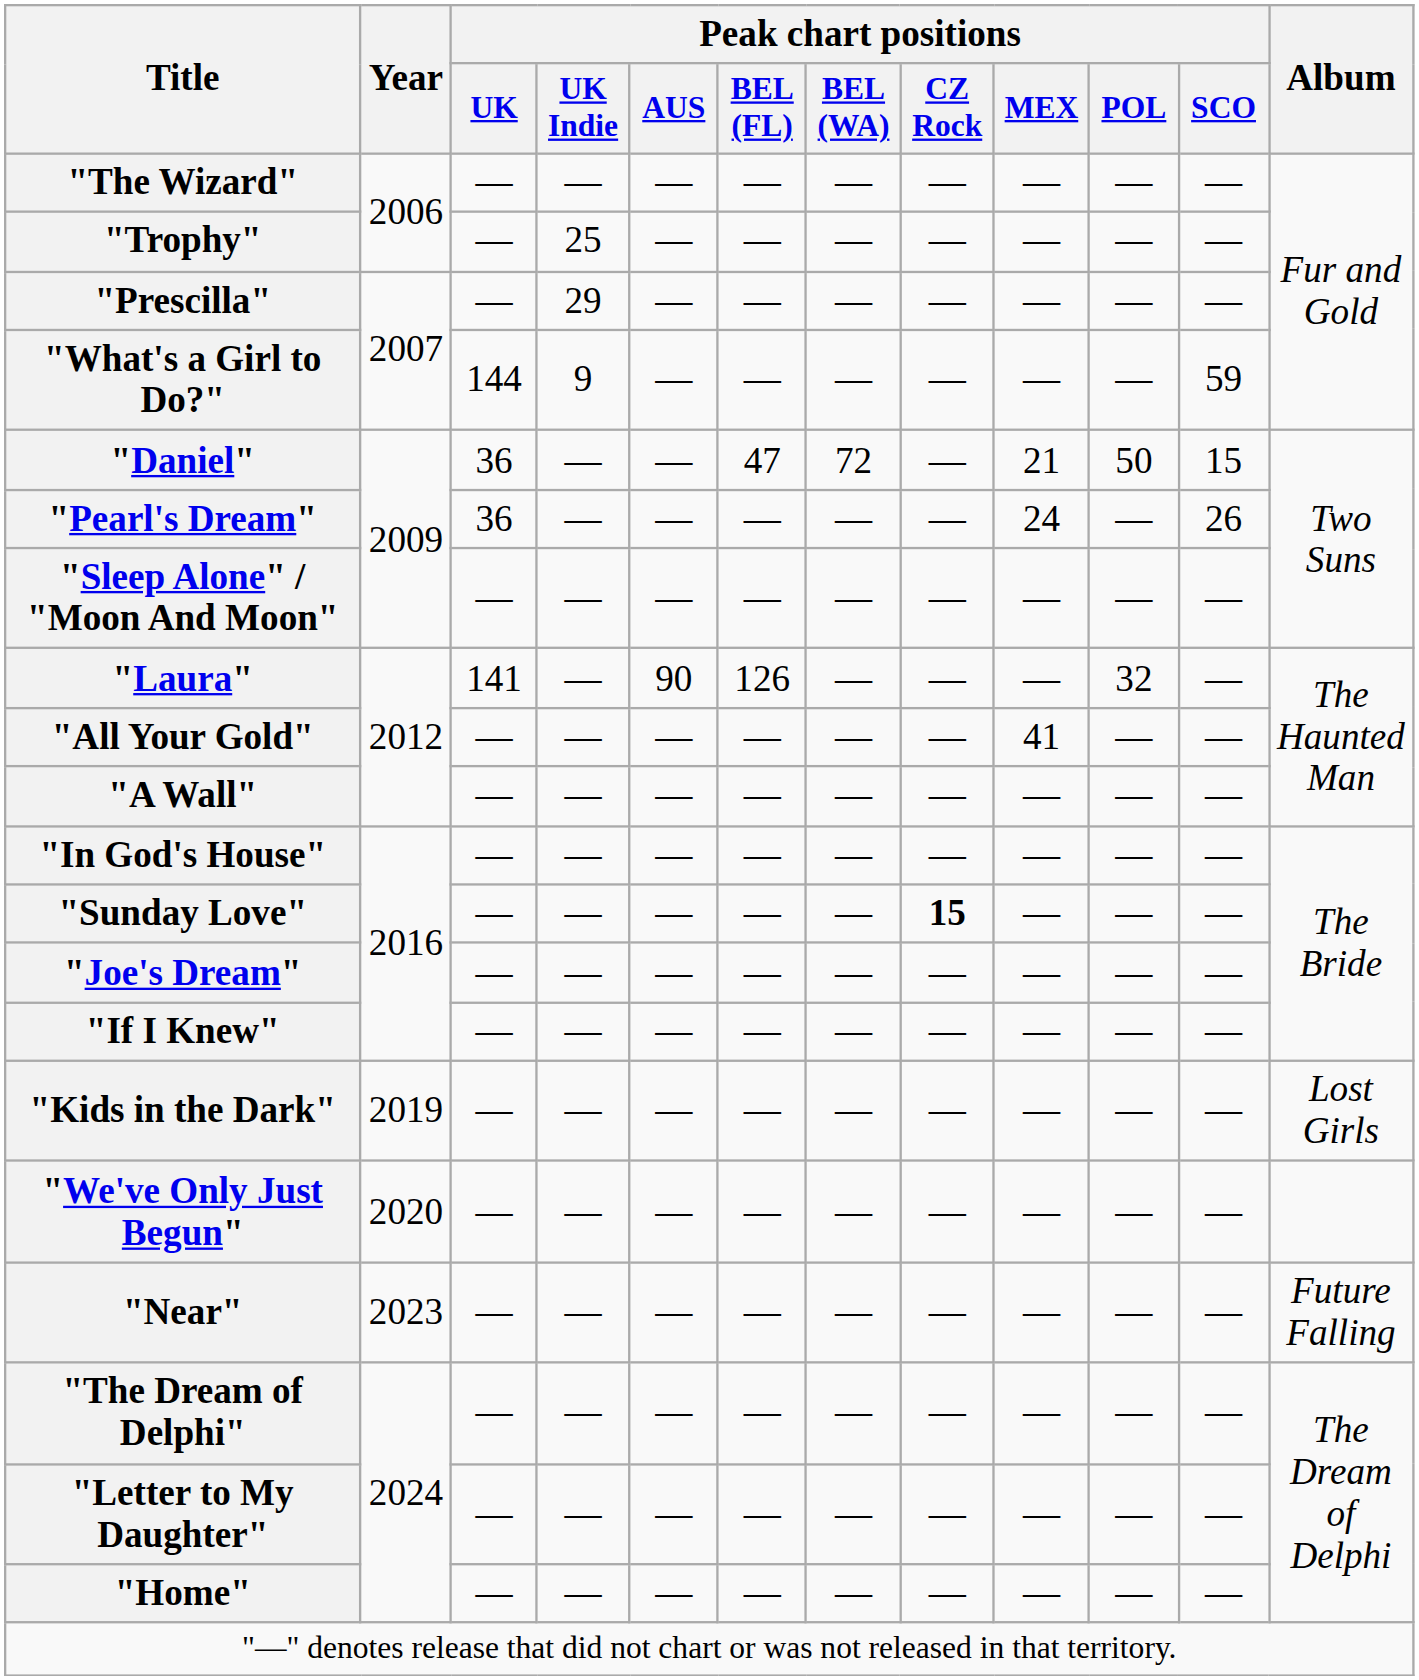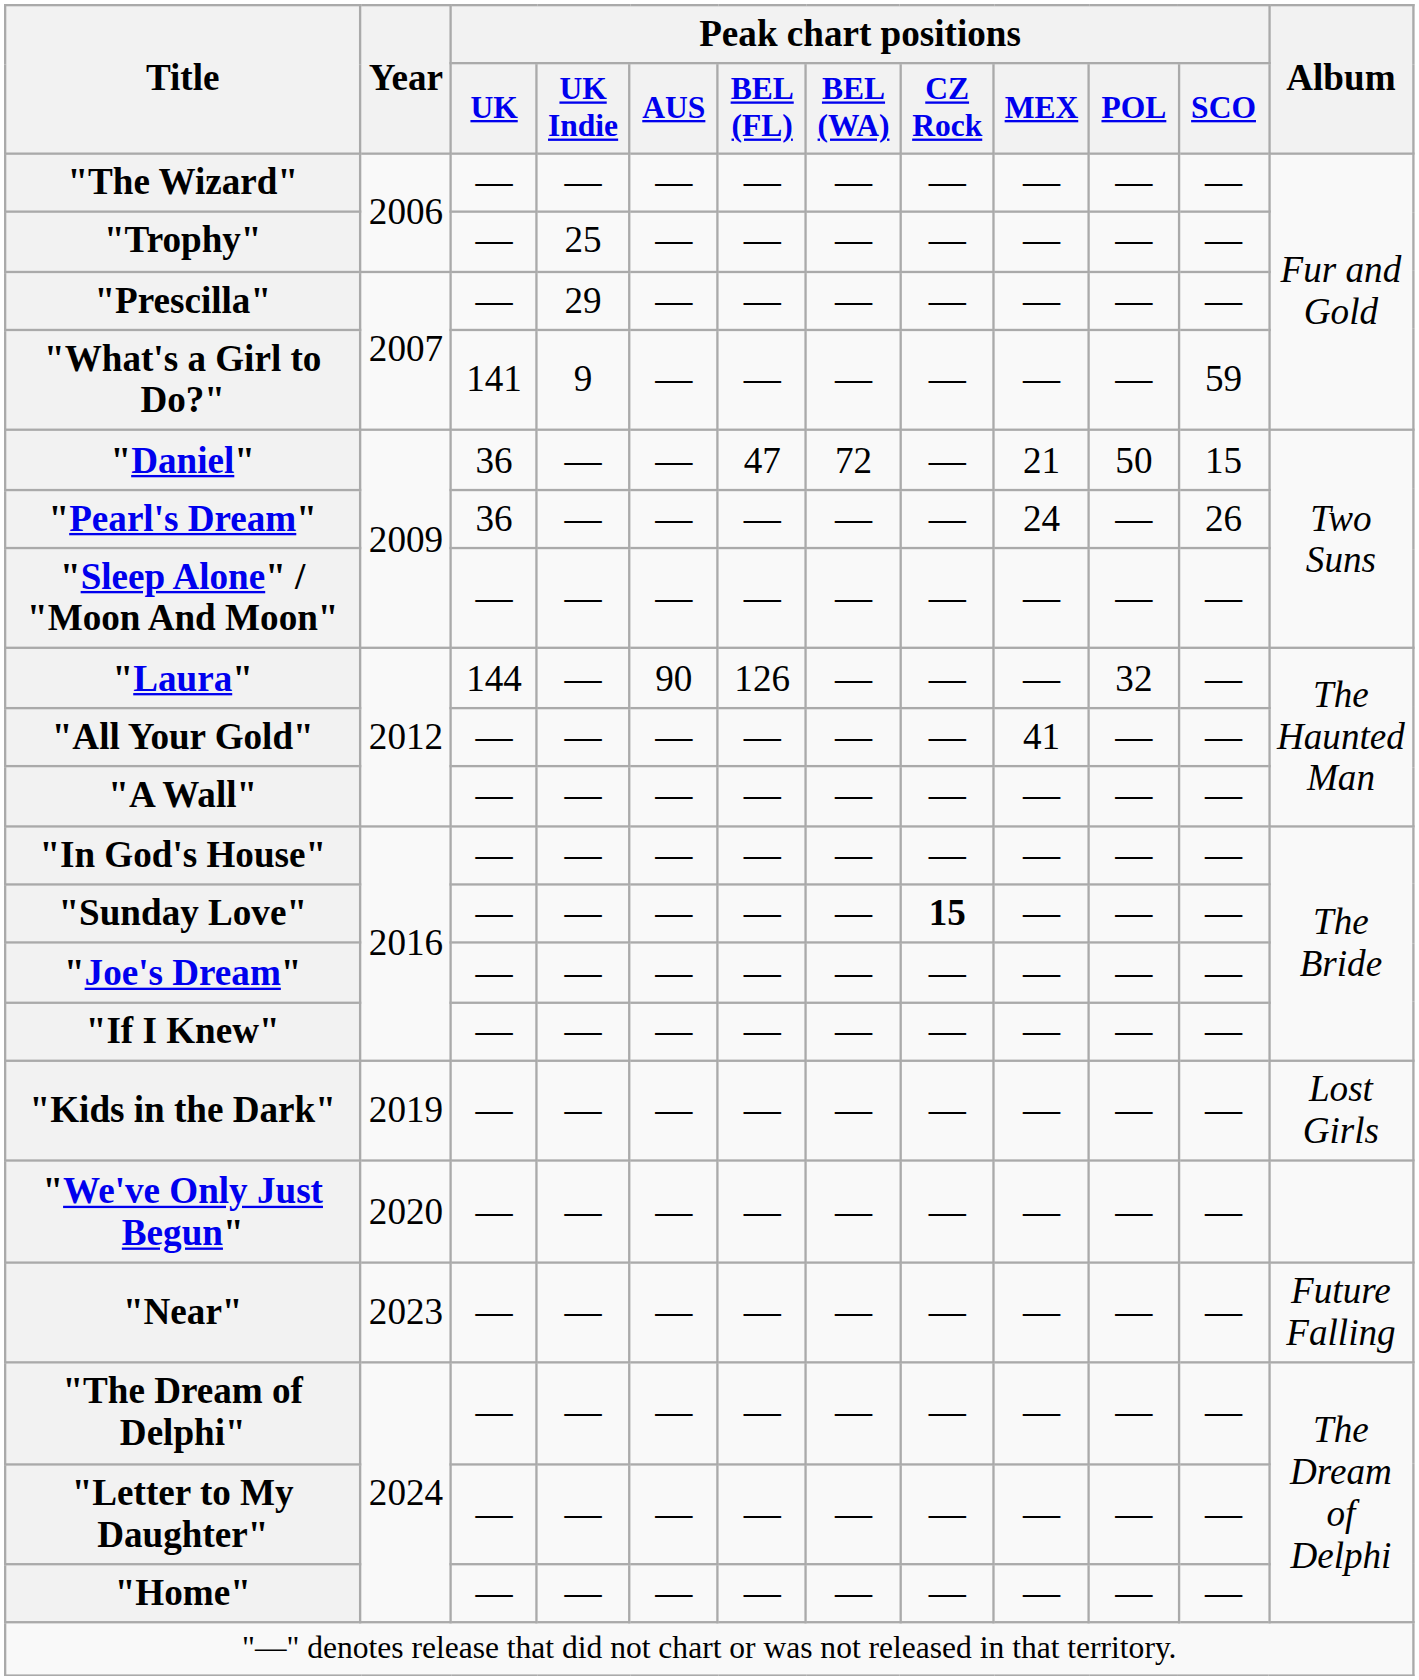(494, 379) 144 -> (494, 379) 141
(494, 677) 141 -> (494, 677) 144
